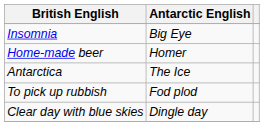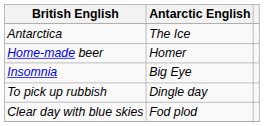rows swapped: (35, 72) <-> (32, 33)
(173, 92) Fod plod -> (178, 92) Dingle day
(178, 111) Dingle day -> (173, 111) Fod plod
